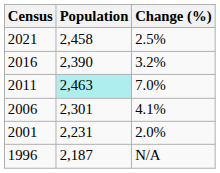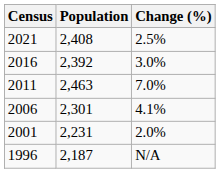(76, 39) 2,458 -> (76, 39) 2,408
(76, 62) 2,390 -> (76, 62) 2,392
(150, 62) 3.2% -> (150, 62) 3.0%
(76, 86) paleturquoise background -> (76, 86) no background
